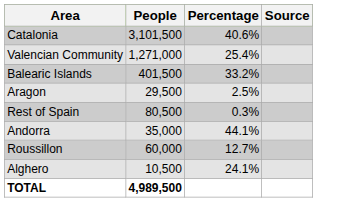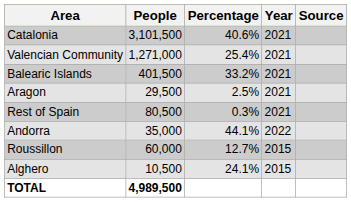+ column: (279, 15)
